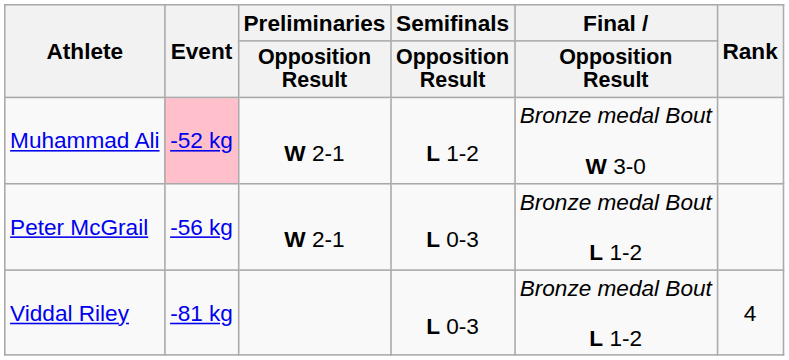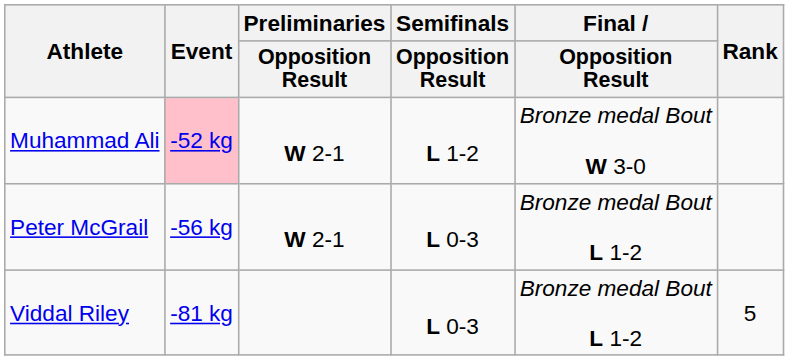(750, 313) 4 -> (750, 313) 5
